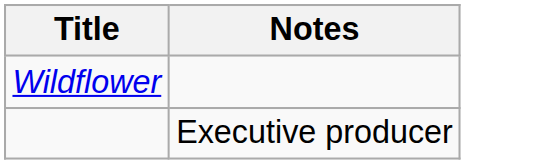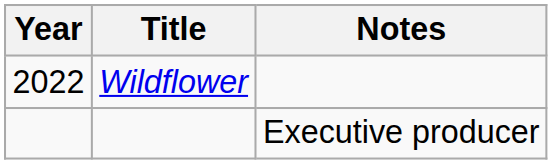+ column: (48, 30)
